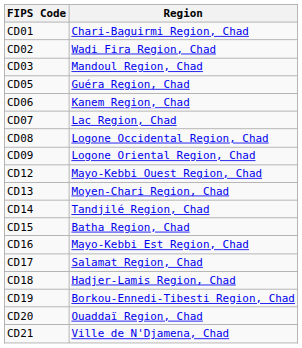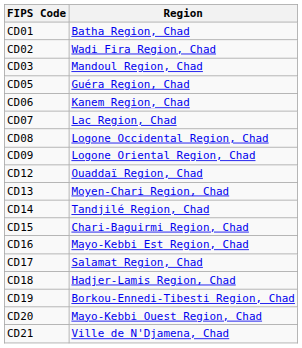(160, 31) Chari-Baguirmi Region, Chad -> (131, 31) Batha Region, Chad
(167, 173) Mayo-Kebbi Ouest Region, Chad -> (137, 173) Ouaddaï Region, Chad
(131, 227) Batha Region, Chad -> (160, 227) Chari-Baguirmi Region, Chad
(137, 316) Ouaddaï Region, Chad -> (167, 316) Mayo-Kebbi Ouest Region, Chad
